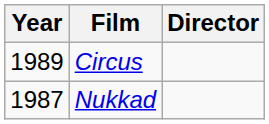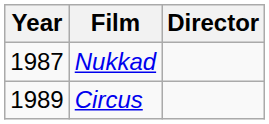rows swapped: (115, 99) <-> (109, 61)
